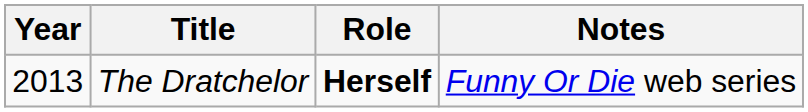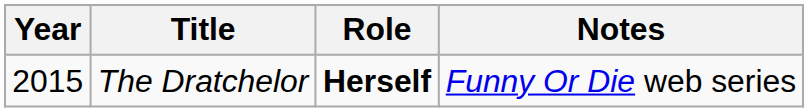(48, 80) 2013 -> (48, 80) 2015
